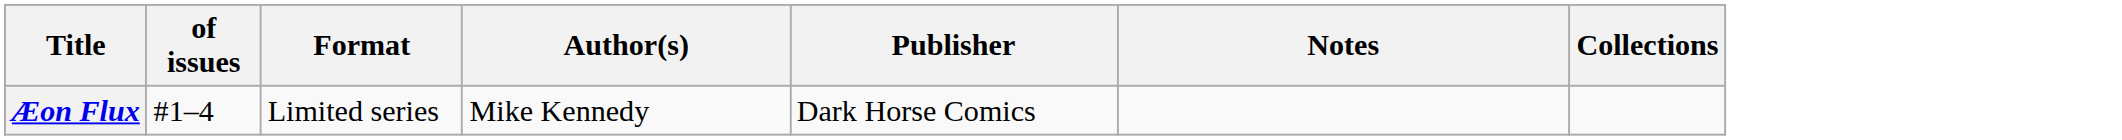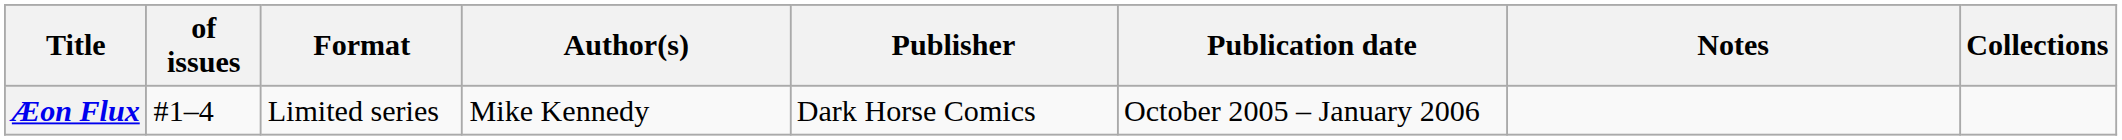+ column: (1312, 45)
